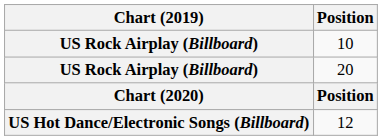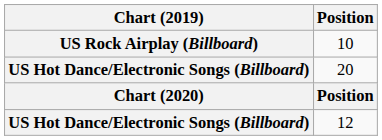(159, 69) US Rock Airplay (Billboard) -> (159, 69) US Hot Dance/Electronic Songs (Billboard)
